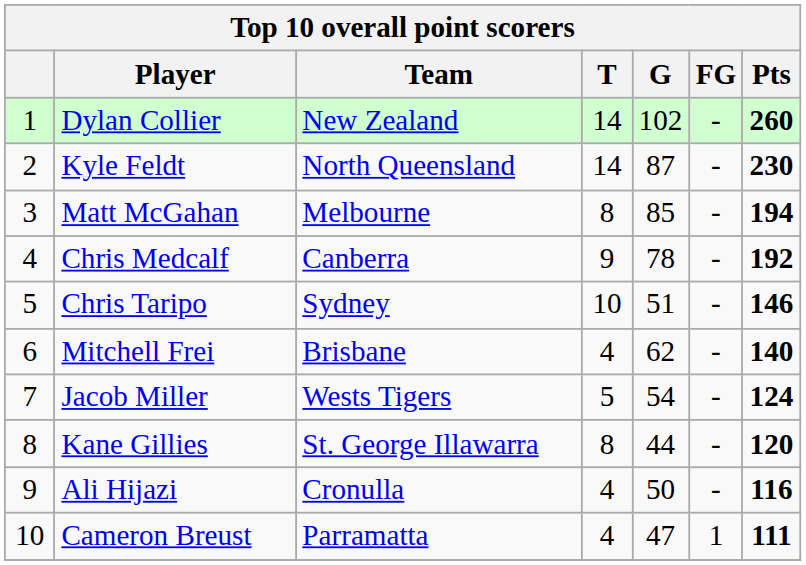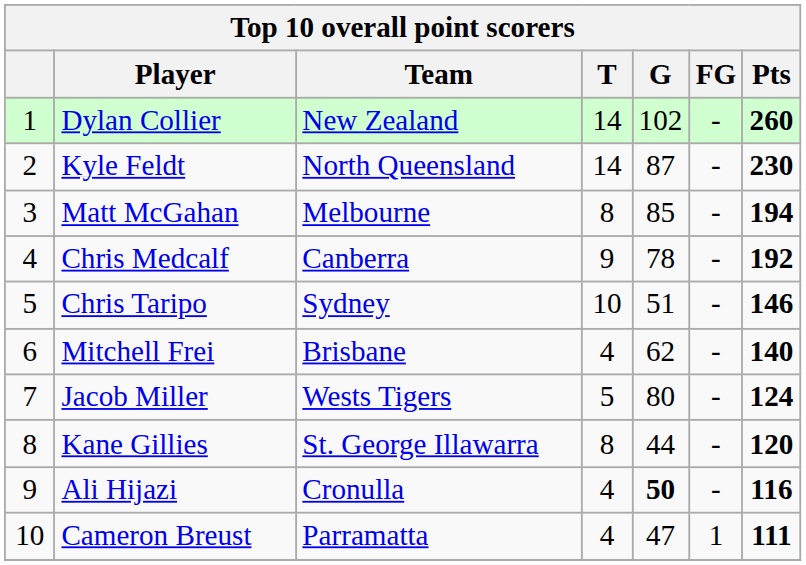(660, 397) 54 -> (660, 397) 80
(660, 489) normal -> (660, 489) bold
